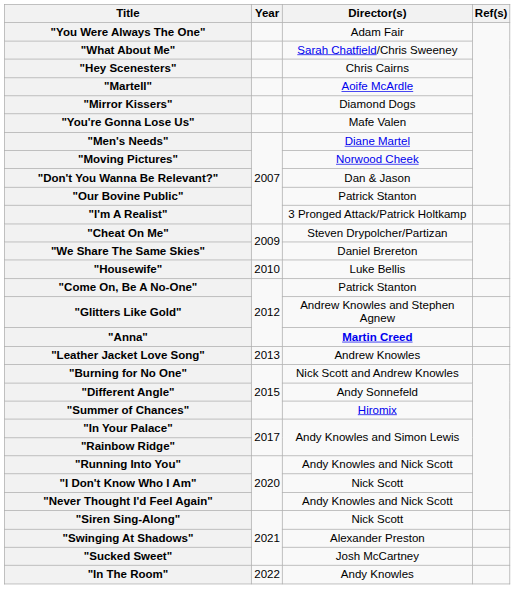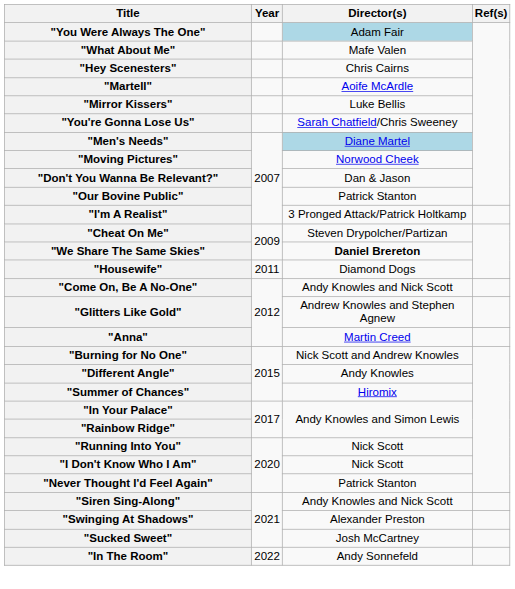(377, 31) no background -> (377, 31) lightblue background
(377, 50) Sarah Chatfield/Chris Sweeney -> (377, 50) Mafe Valen
(377, 104) Diamond Dogs -> (377, 104) Luke Bellis
(377, 123) Mafe Valen -> (377, 123) Sarah Chatfield/Chris Sweeney
(377, 141) no background -> (377, 141) lightblue background
(377, 251) normal -> (377, 251) bold
(267, 269) 2010 -> (267, 269) 2011
(377, 269) Luke Bellis -> (377, 269) Diamond Dogs
(377, 287) Patrick Stanton -> (377, 287) Andy Knowles and Nick Scott
(377, 337) bold -> (377, 337) normal
- row: (128, 355)
(377, 391) Andy Sonnefeld -> (377, 373) Andy Knowles
(377, 465) Andy Knowles and Nick Scott -> (377, 446) Nick Scott
(377, 501) Andy Knowles and Nick Scott -> (377, 483) Patrick Stanton
(377, 519) Nick Scott -> (377, 501) Andy Knowles and Nick Scott
(377, 574) Andy Knowles -> (377, 556) Andy Sonnefeld
